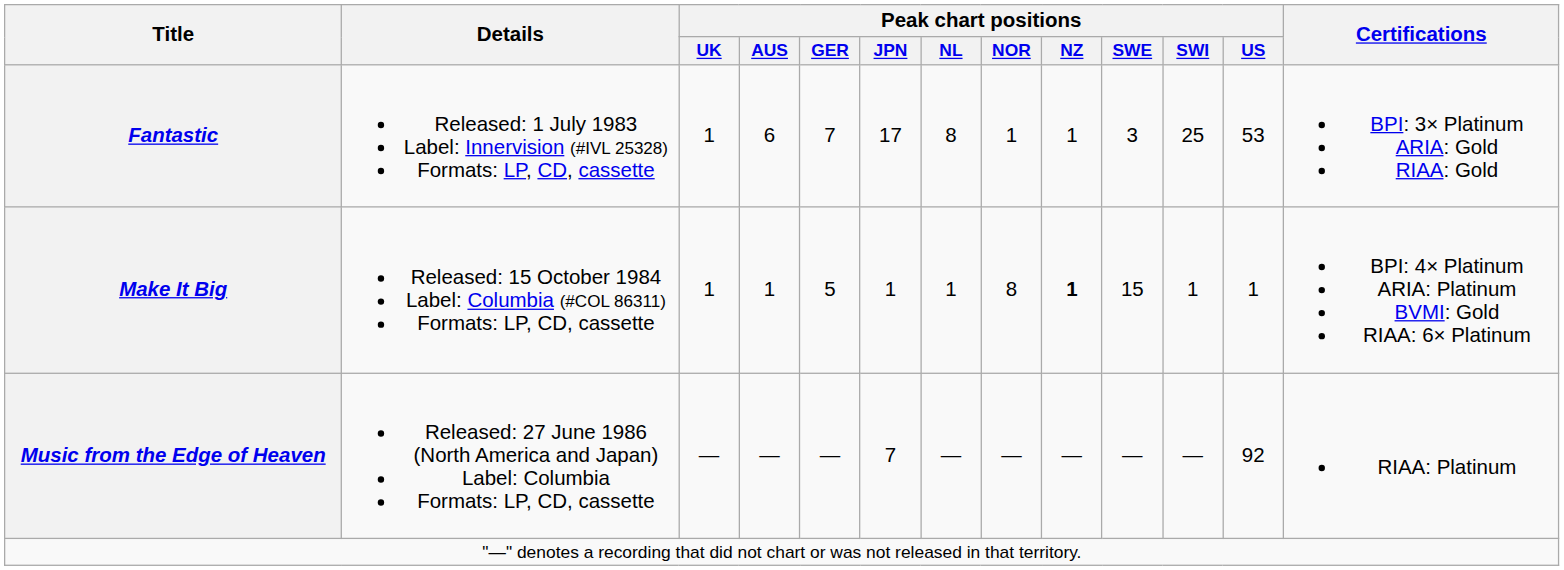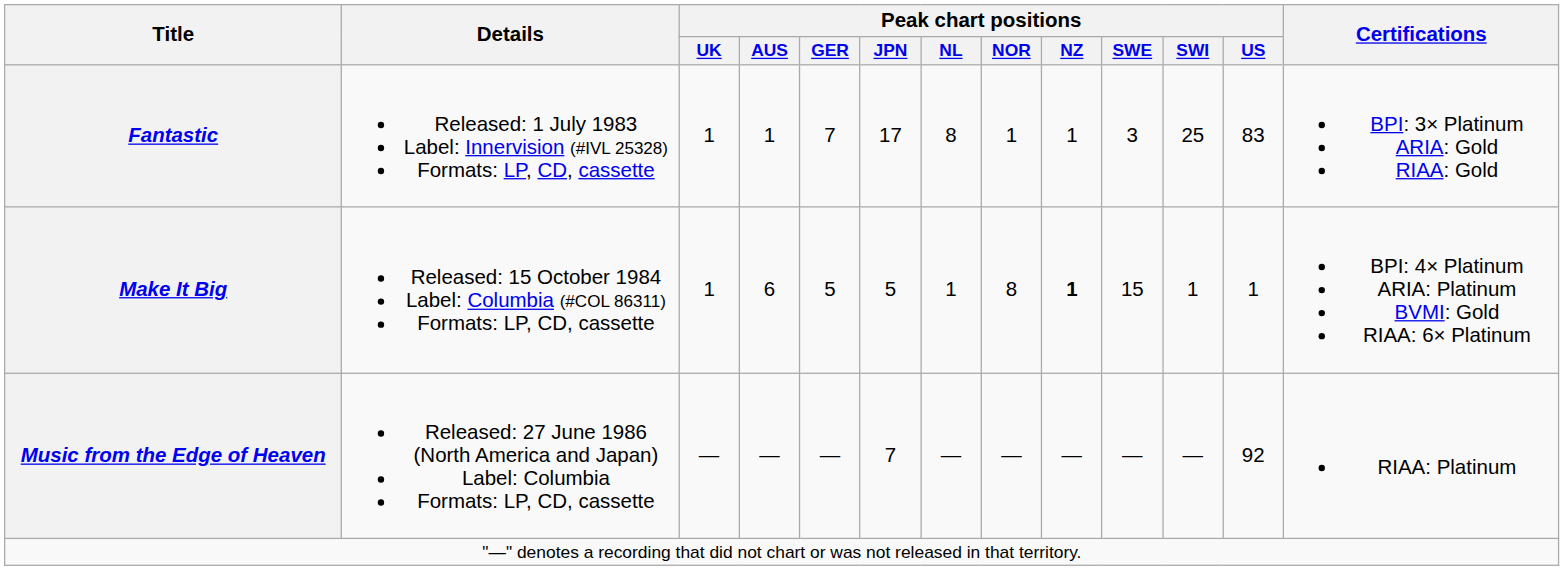(770, 135) 6 -> (770, 135) 1
(1253, 135) 53 -> (1253, 135) 83
(770, 289) 1 -> (770, 289) 6
(890, 289) 1 -> (890, 289) 5
